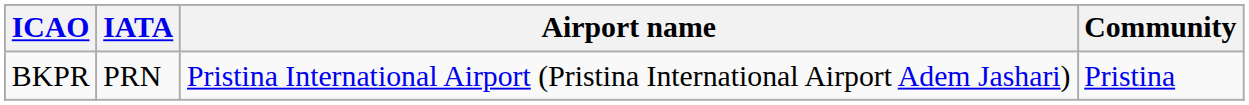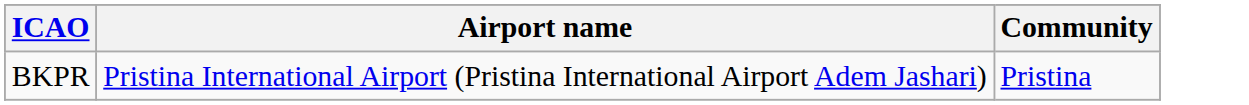- column: (138, 28)
